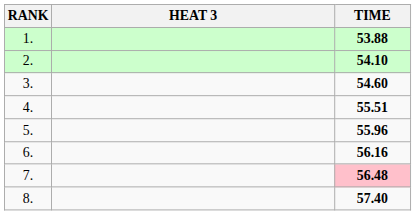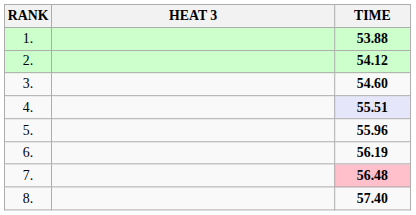(372, 61) 54.10 -> (372, 61) 54.12
(372, 107) no background -> (372, 107) lavender background
(372, 153) 56.16 -> (372, 153) 56.19
